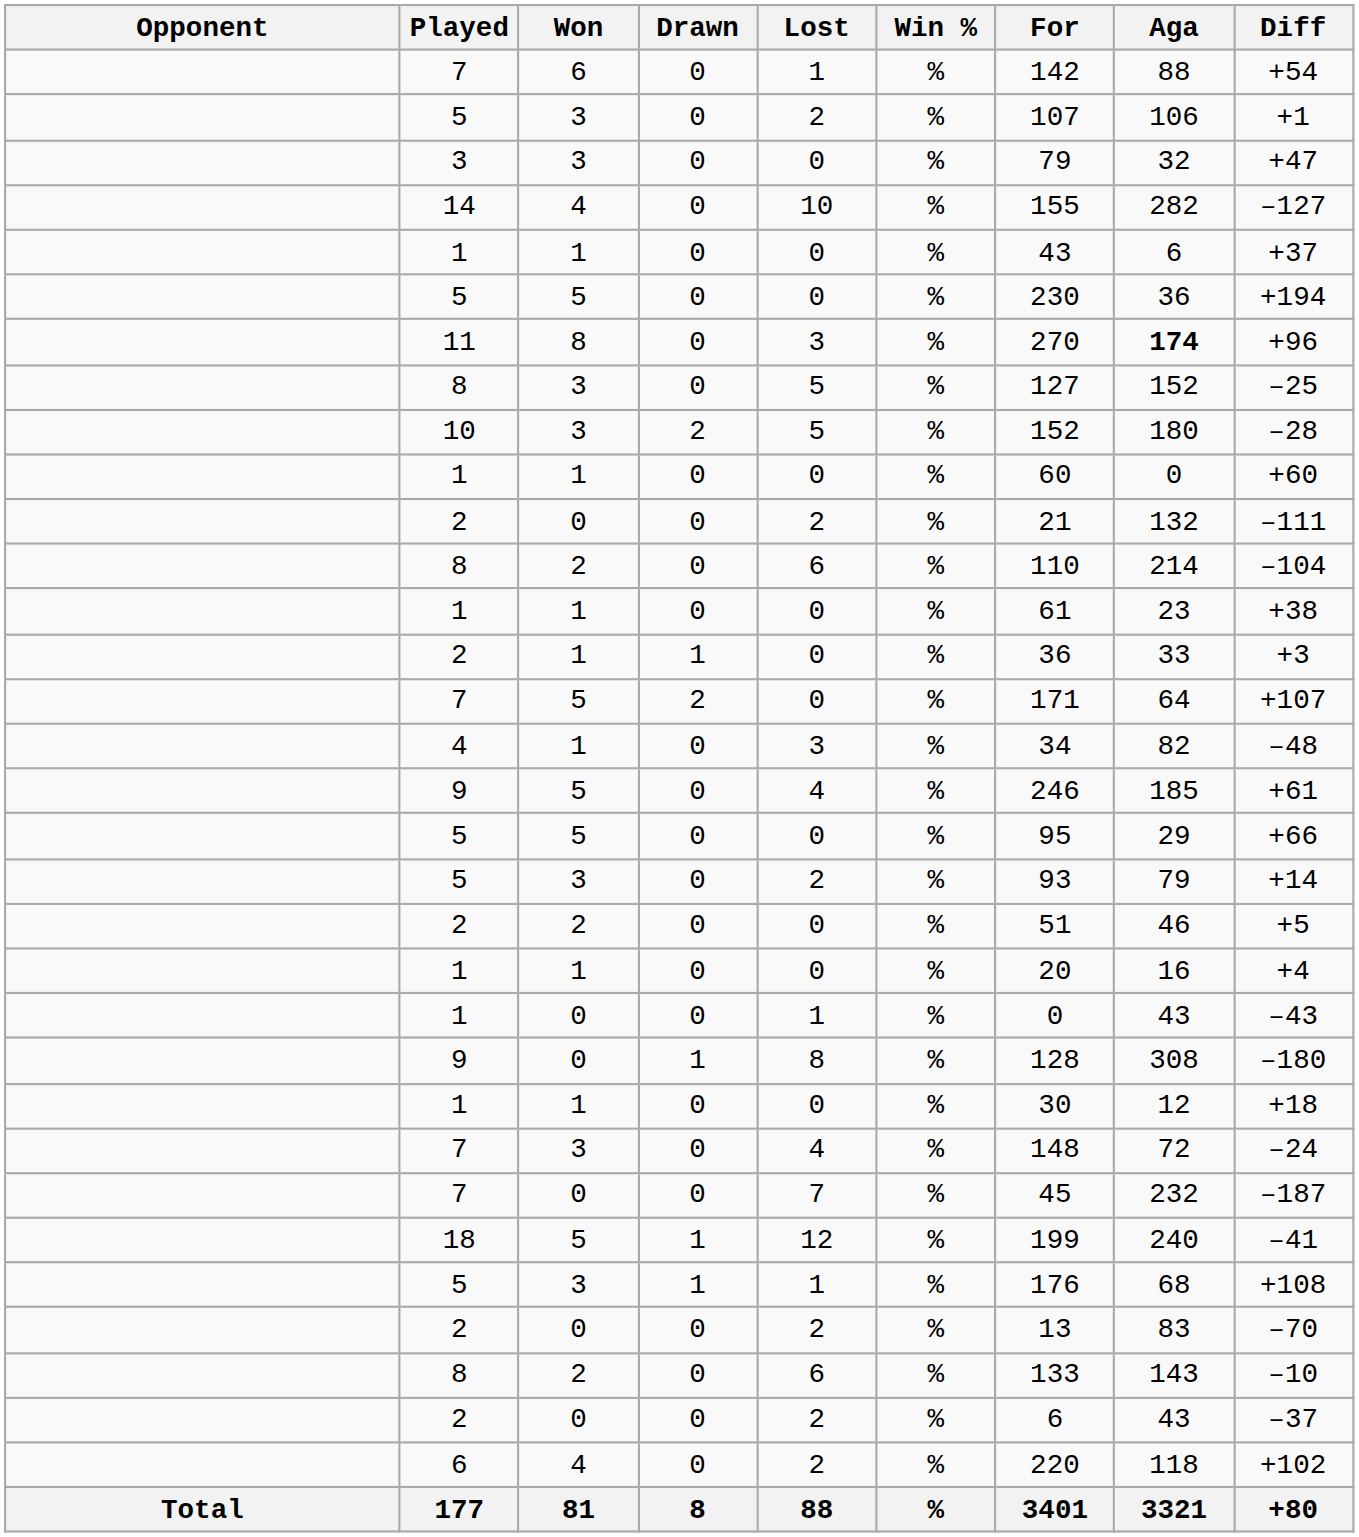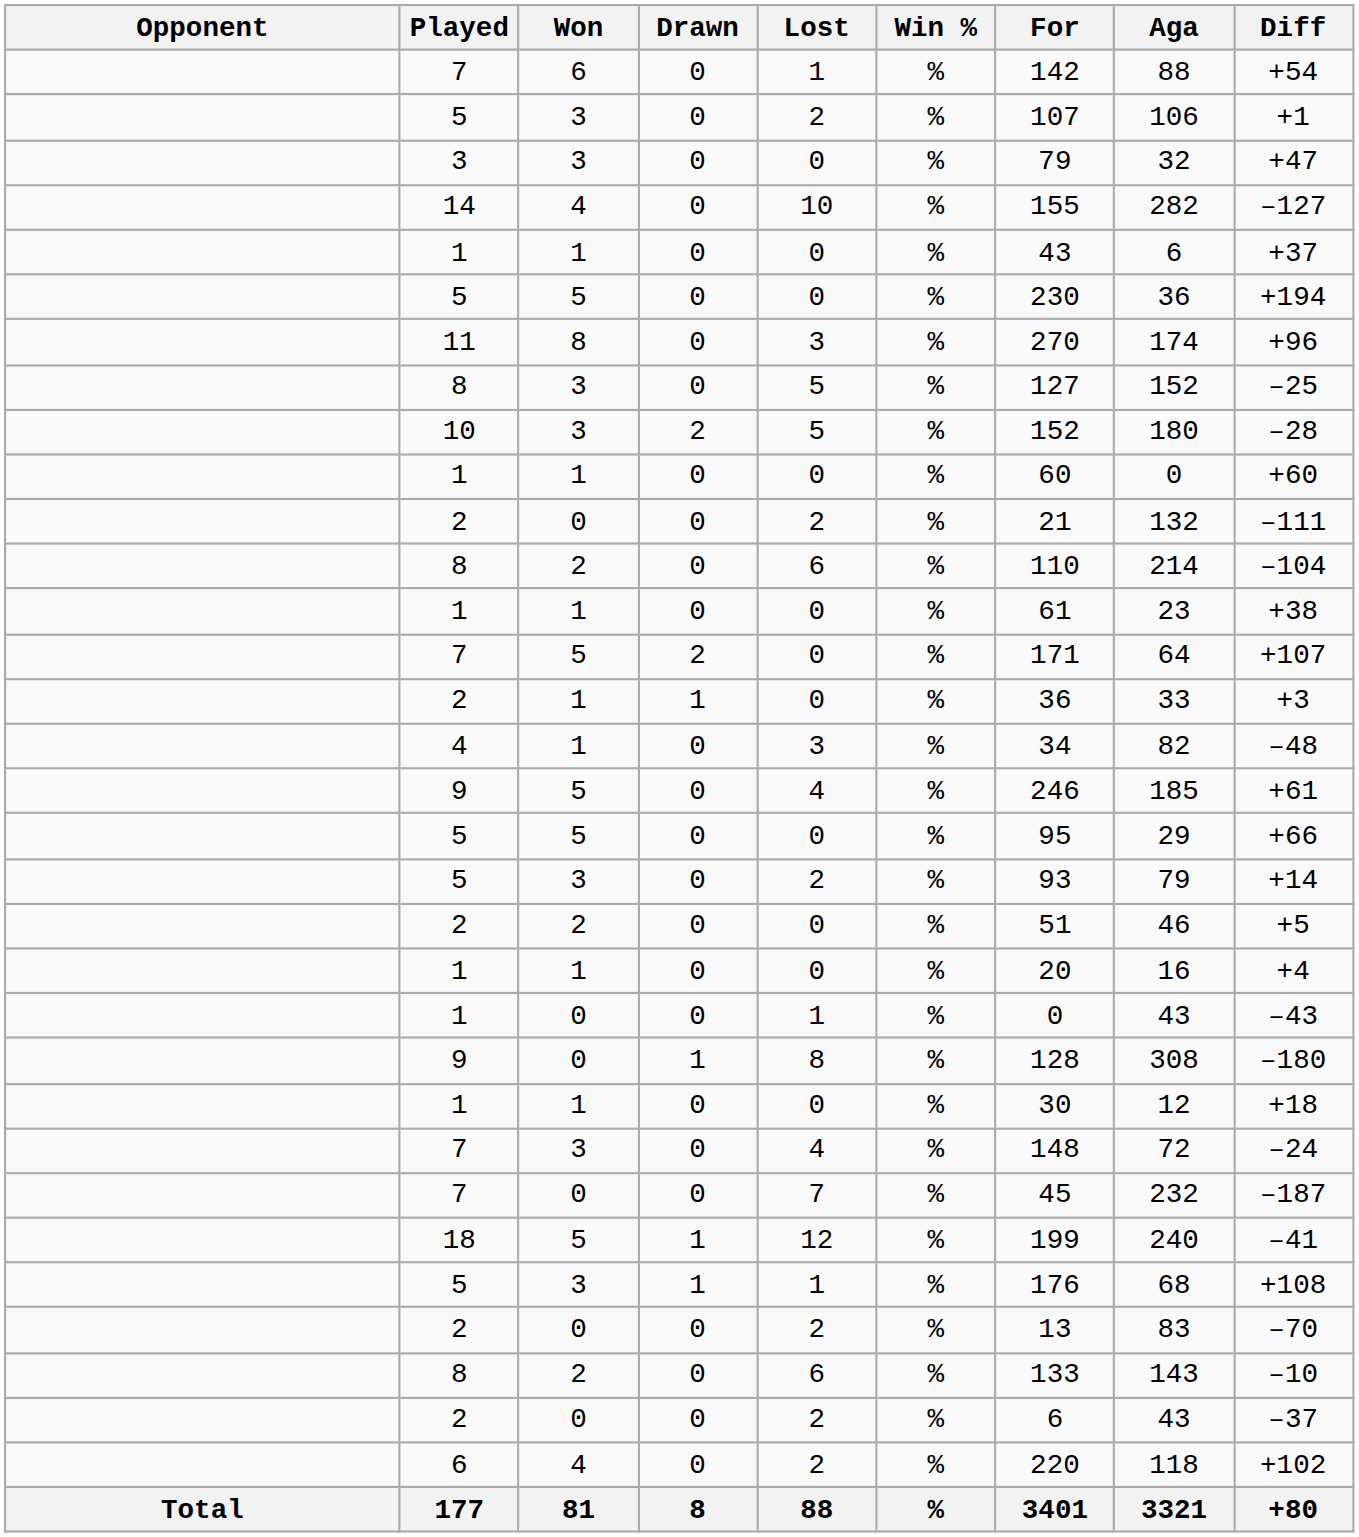(1174, 342) bold -> (1174, 342) normal
rows swapped: (459, 701) <-> (459, 656)
